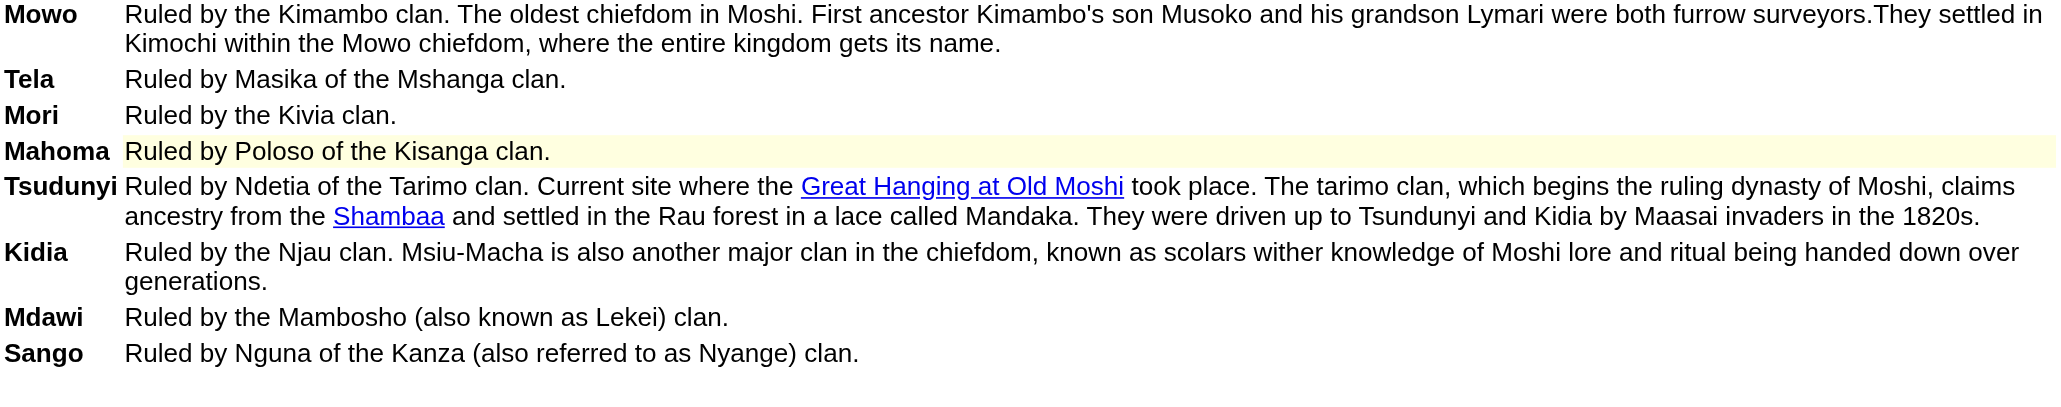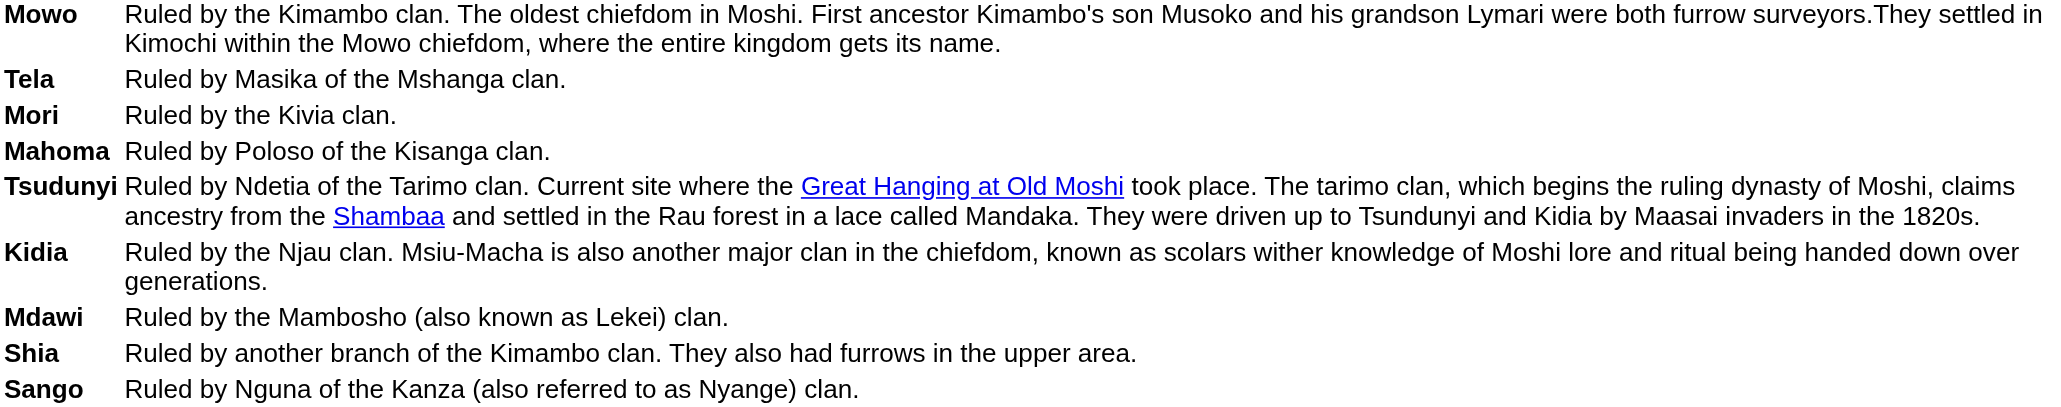(338, 151) lightyellow background -> (338, 151) no background
+ row: (31, 353)
